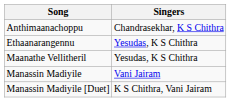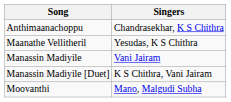- row: (40, 43)
+ row: (28, 89)
